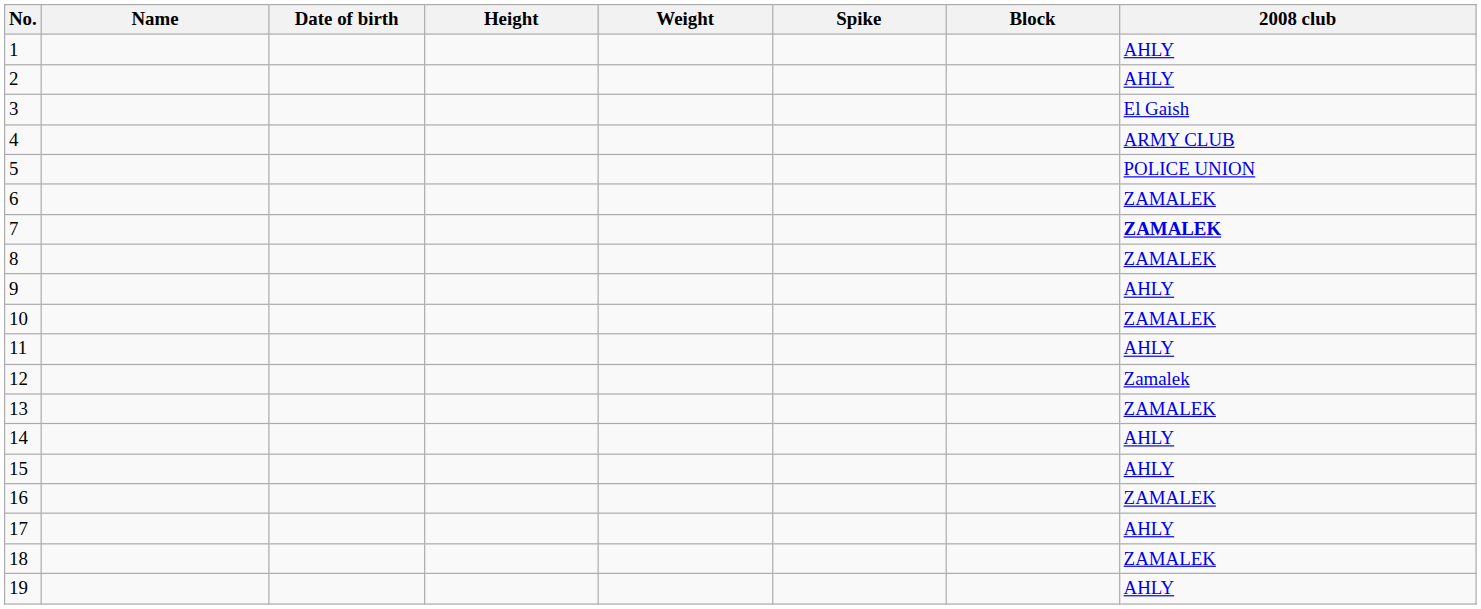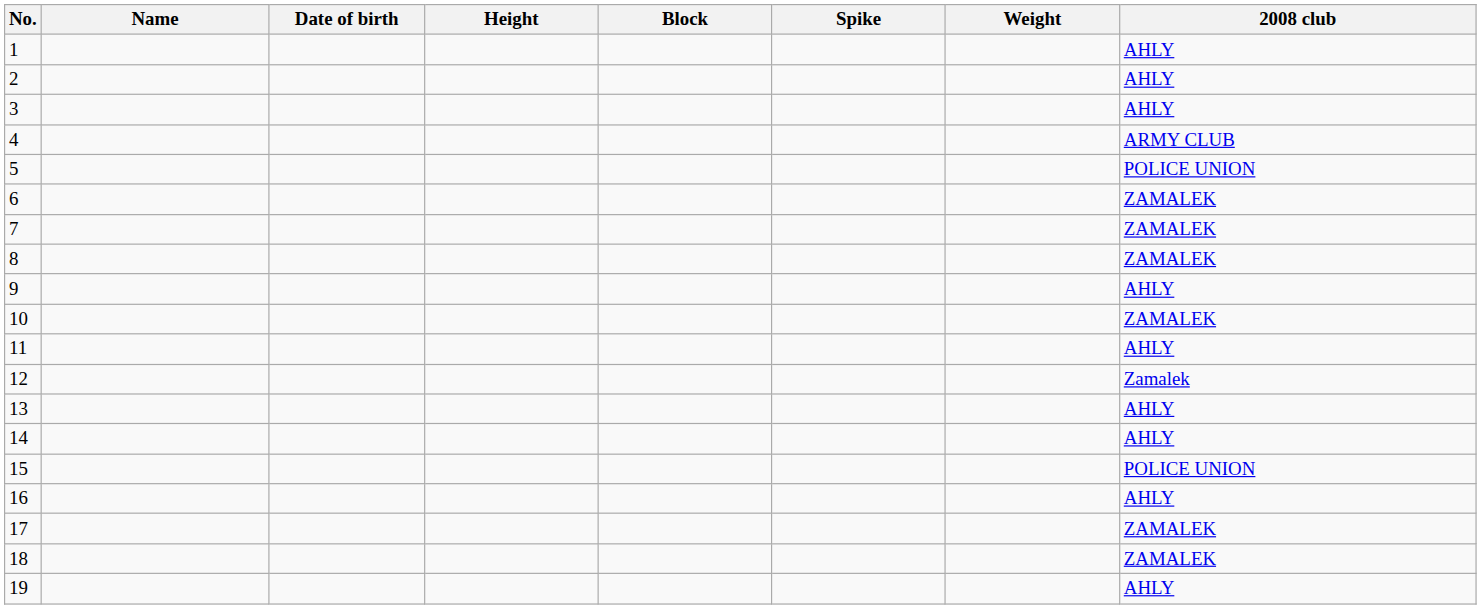columns swapped: (685, 19) <-> (1032, 19)
(1156, 109) El Gaish -> (1149, 109) AHLY
(1172, 229) bold -> (1170, 229) normal
(1170, 408) ZAMALEK -> (1149, 408) AHLY
(1149, 468) AHLY -> (1190, 468) POLICE UNION
(1170, 498) ZAMALEK -> (1149, 498) AHLY
(1149, 528) AHLY -> (1170, 528) ZAMALEK
